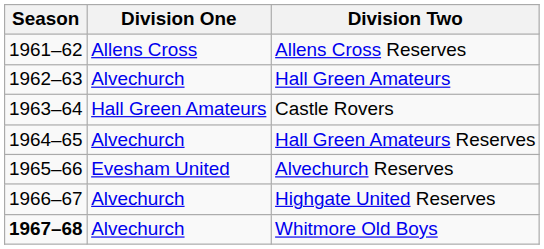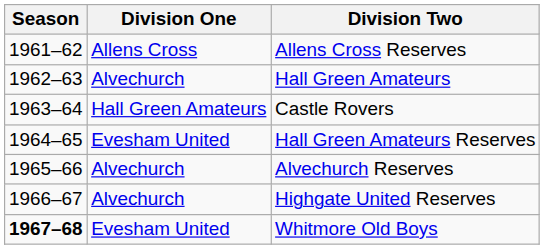(138, 139) Alvechurch -> (160, 139) Evesham United
(160, 169) Evesham United -> (138, 169) Alvechurch
(138, 229) Alvechurch -> (160, 229) Evesham United
